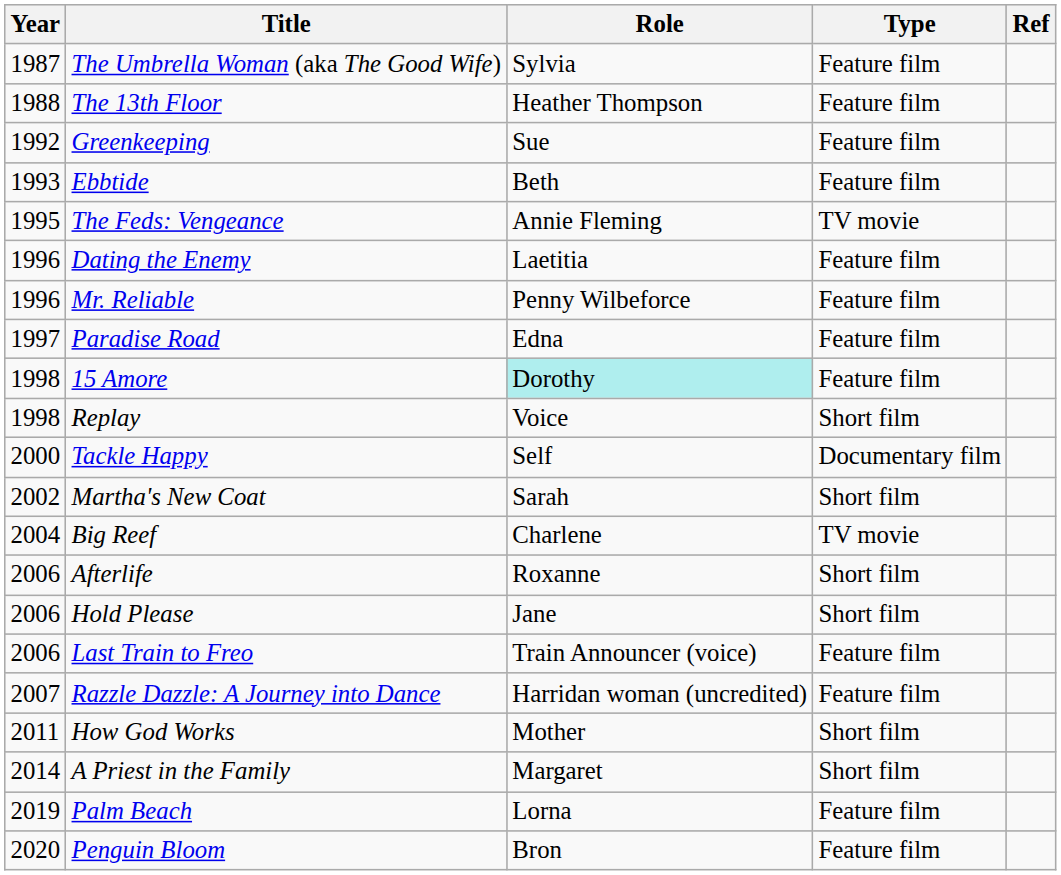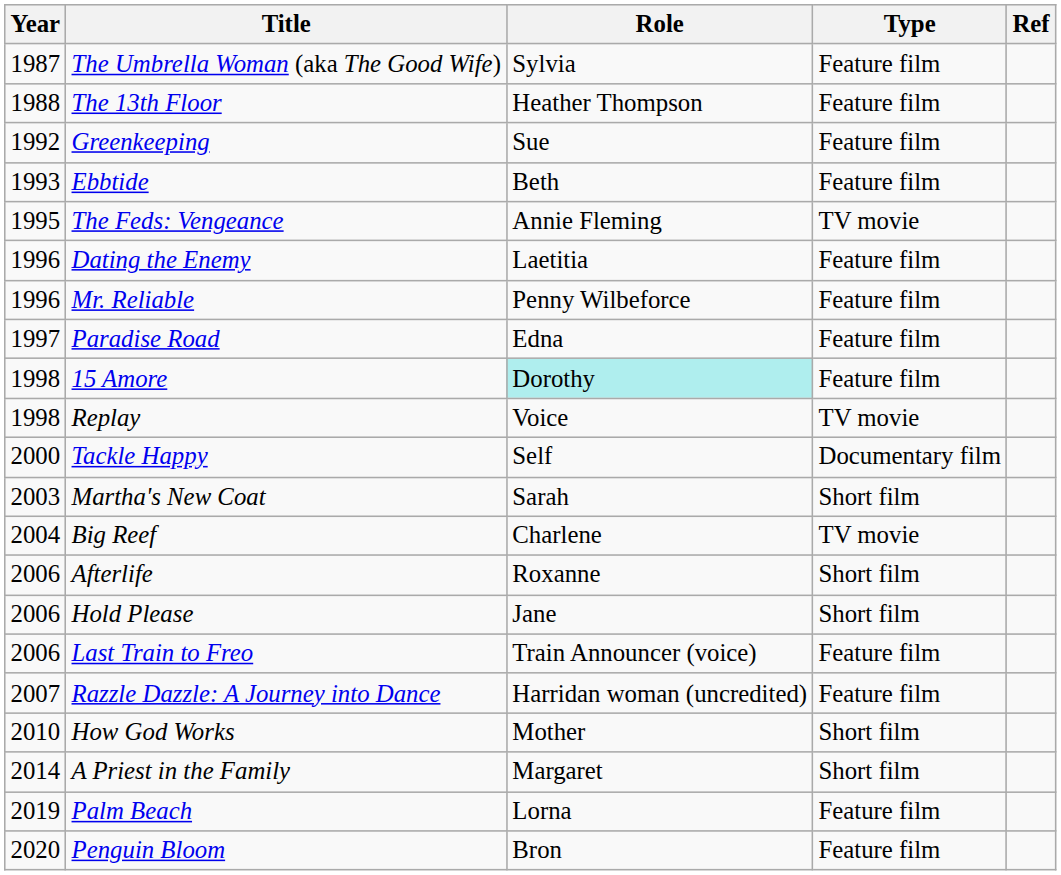(869, 417) Short film -> (869, 417) TV movie
(35, 496) 2002 -> (35, 496) 2003
(35, 732) 2011 -> (35, 732) 2010
